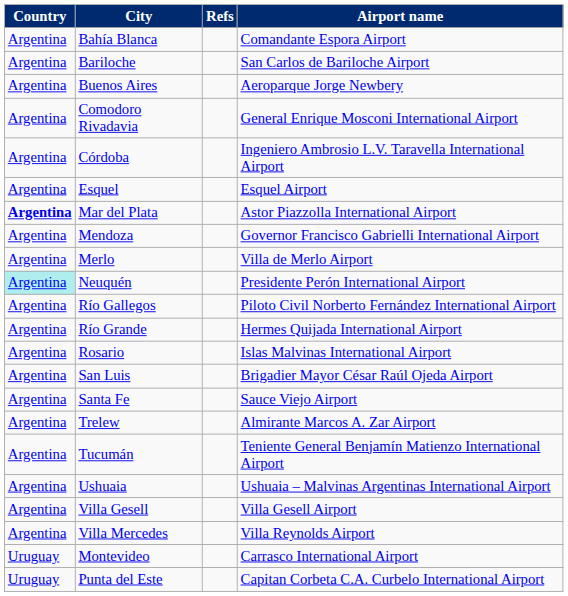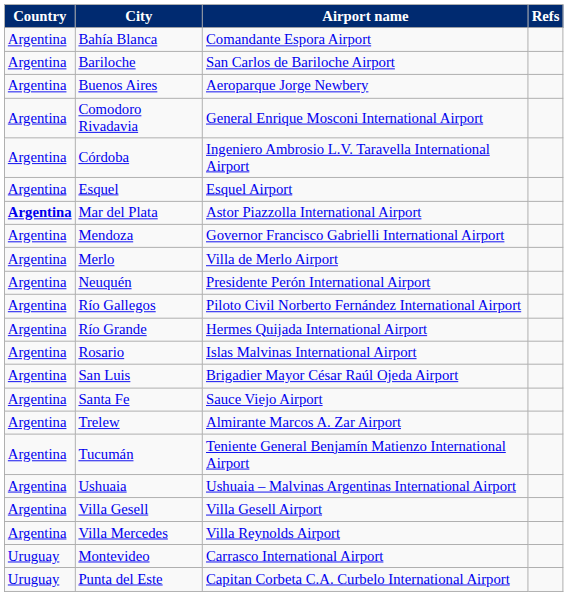columns swapped: (400, 16) <-> (220, 16)
(37, 282) paleturquoise background -> (37, 282) no background
